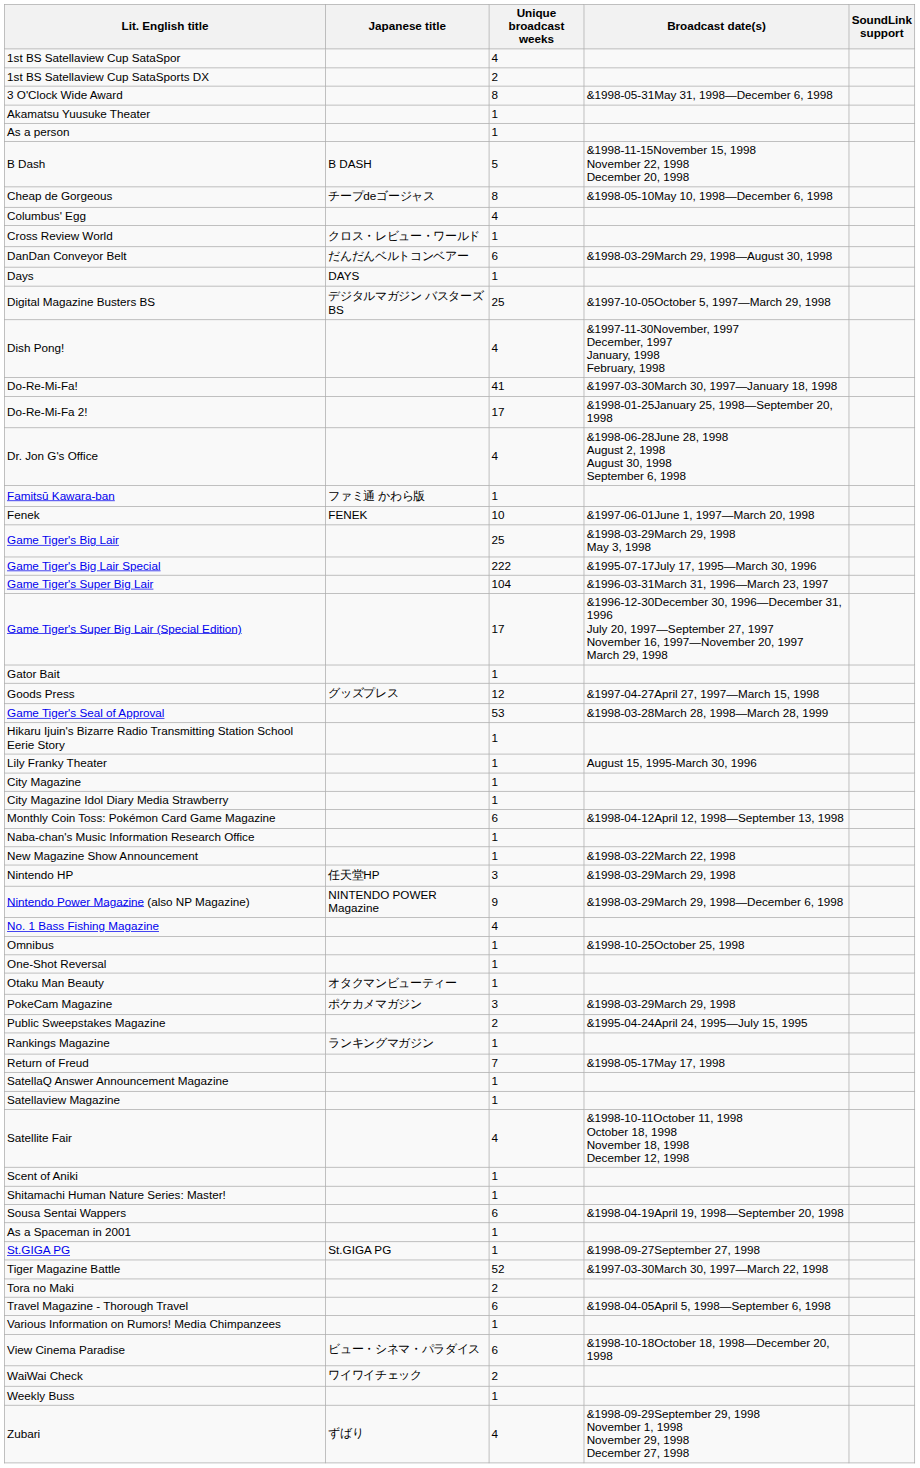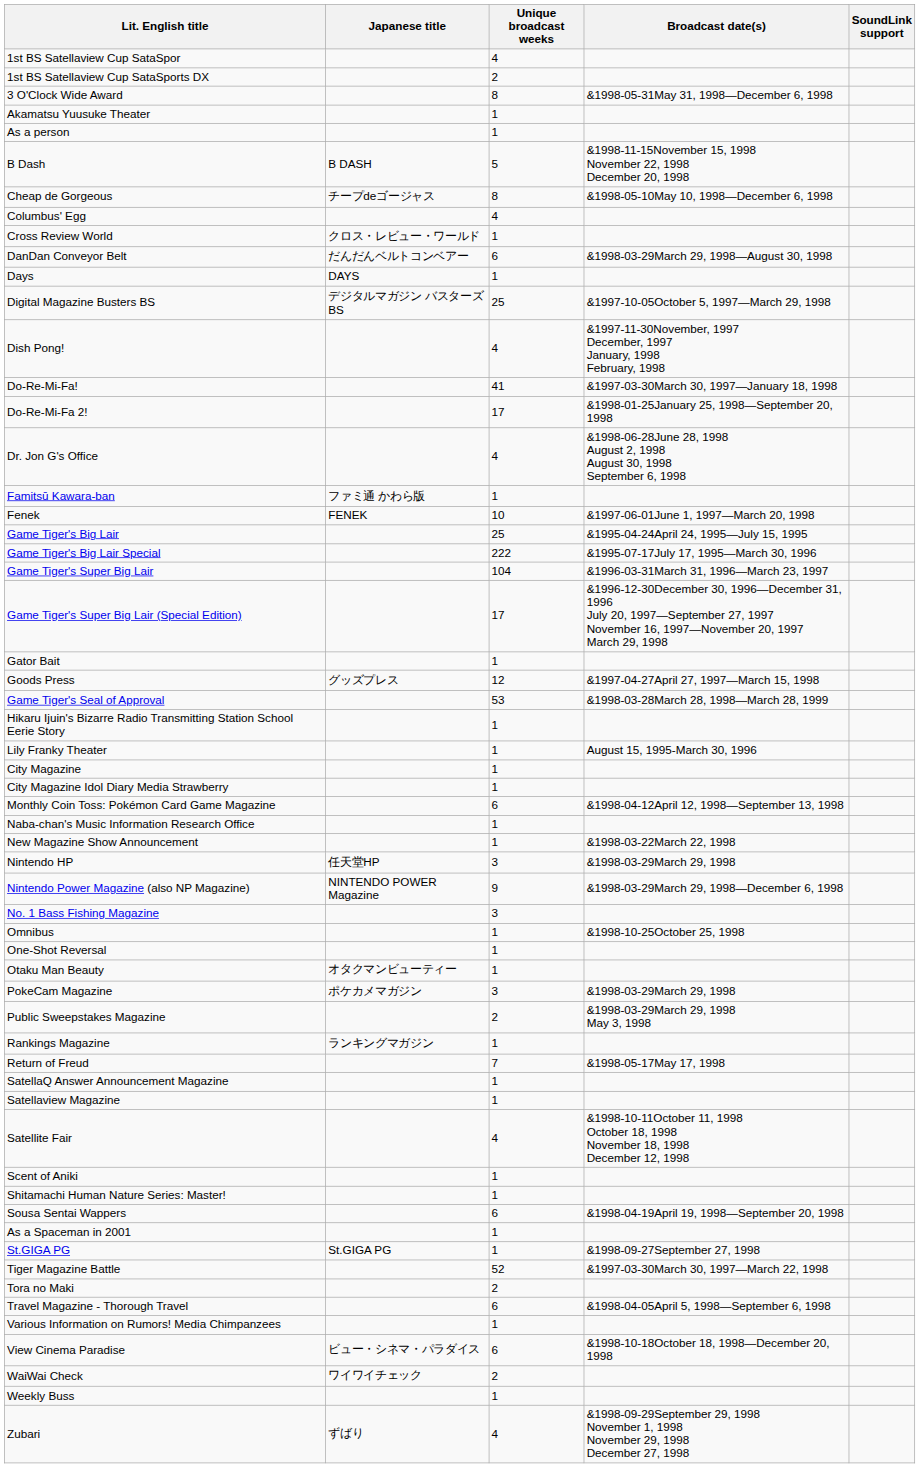(661, 540) &1998-03-29March 29, 1998 May 3, 1998 -> (697, 534) &1995-04-24April 24, 1995—July 15, 1995
(495, 927) 4 -> (495, 913) 3
(697, 1024) &1995-04-24April 24, 1995—July 15, 1995 -> (661, 1017) &1998-03-29March 29, 1998 May 3, 1998
